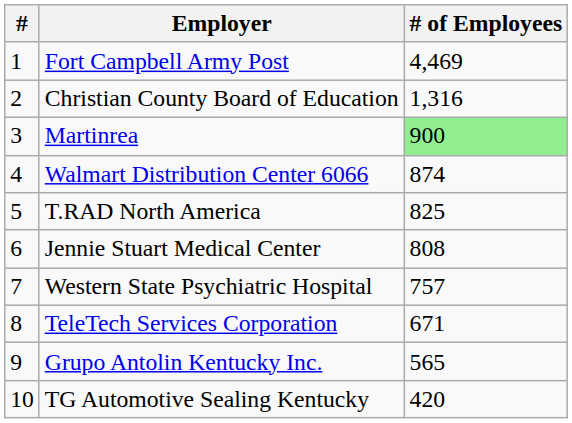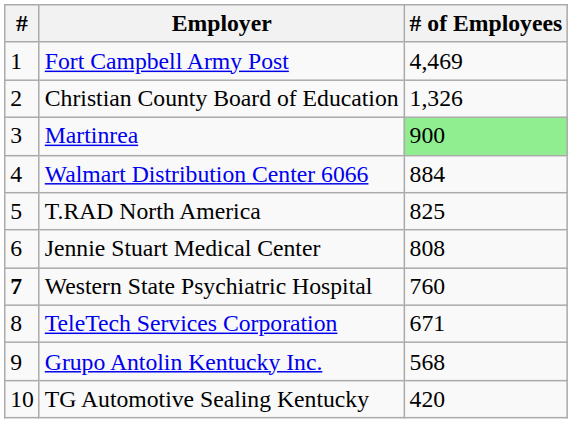(436, 98) 1,316 -> (436, 98) 1,326
(427, 173) 874 -> (427, 173) 884
(16, 286) normal -> (16, 286) bold
(427, 286) 757 -> (427, 286) 760
(427, 361) 565 -> (427, 361) 568
